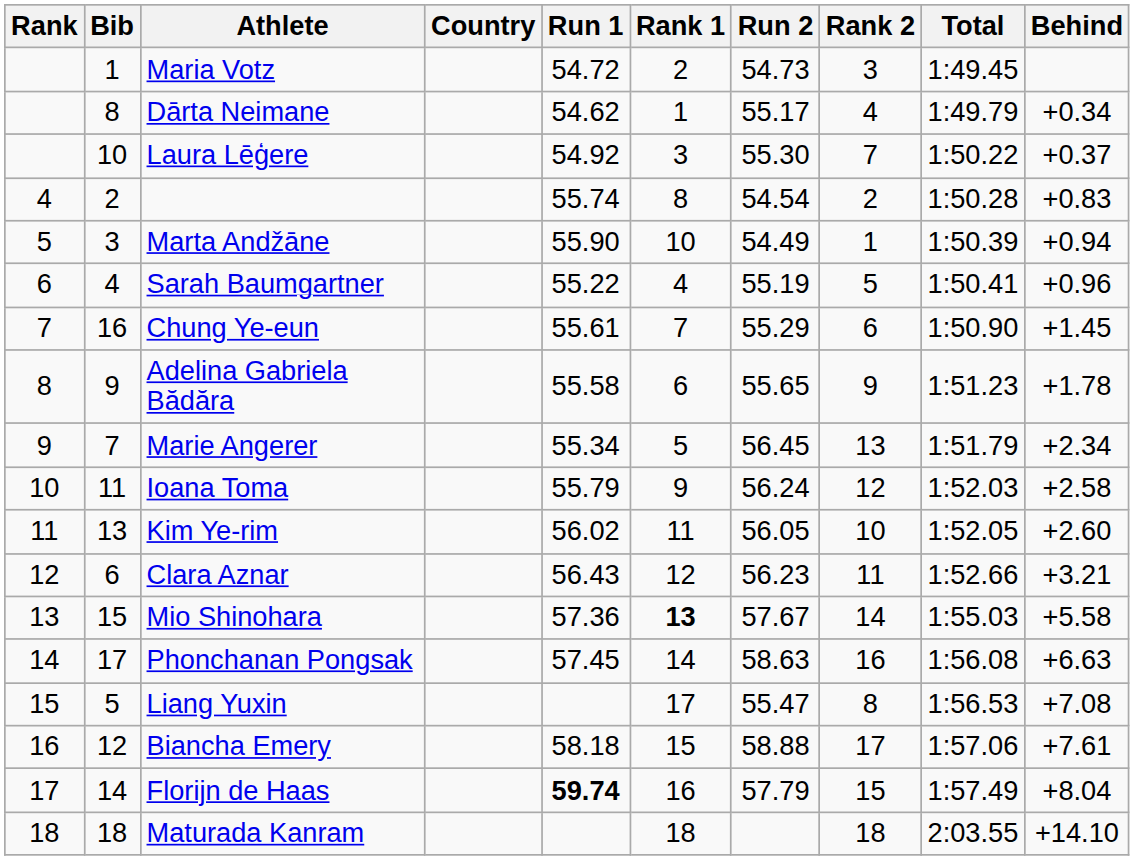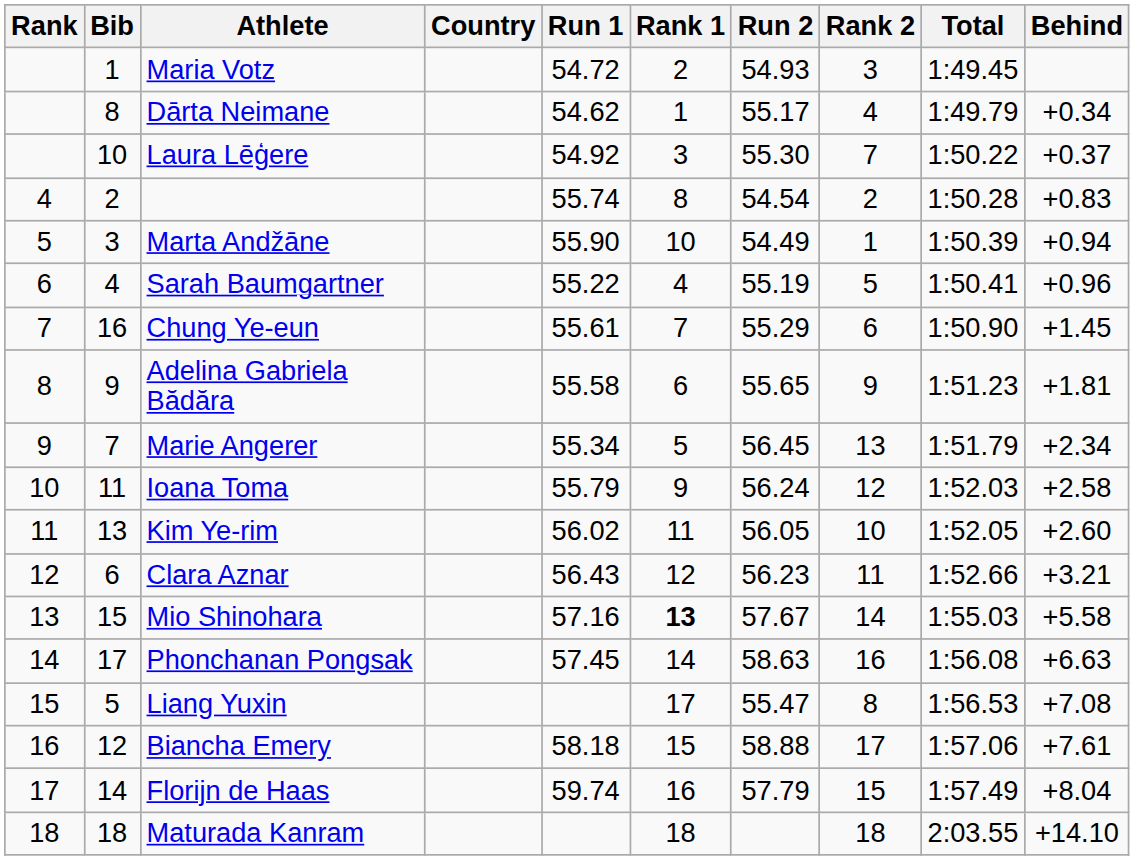(775, 69) 54.73 -> (775, 69) 54.93
(1077, 386) +1.78 -> (1077, 386) +1.81
(586, 617) 57.36 -> (586, 617) 57.16
(586, 790) bold -> (586, 790) normal
